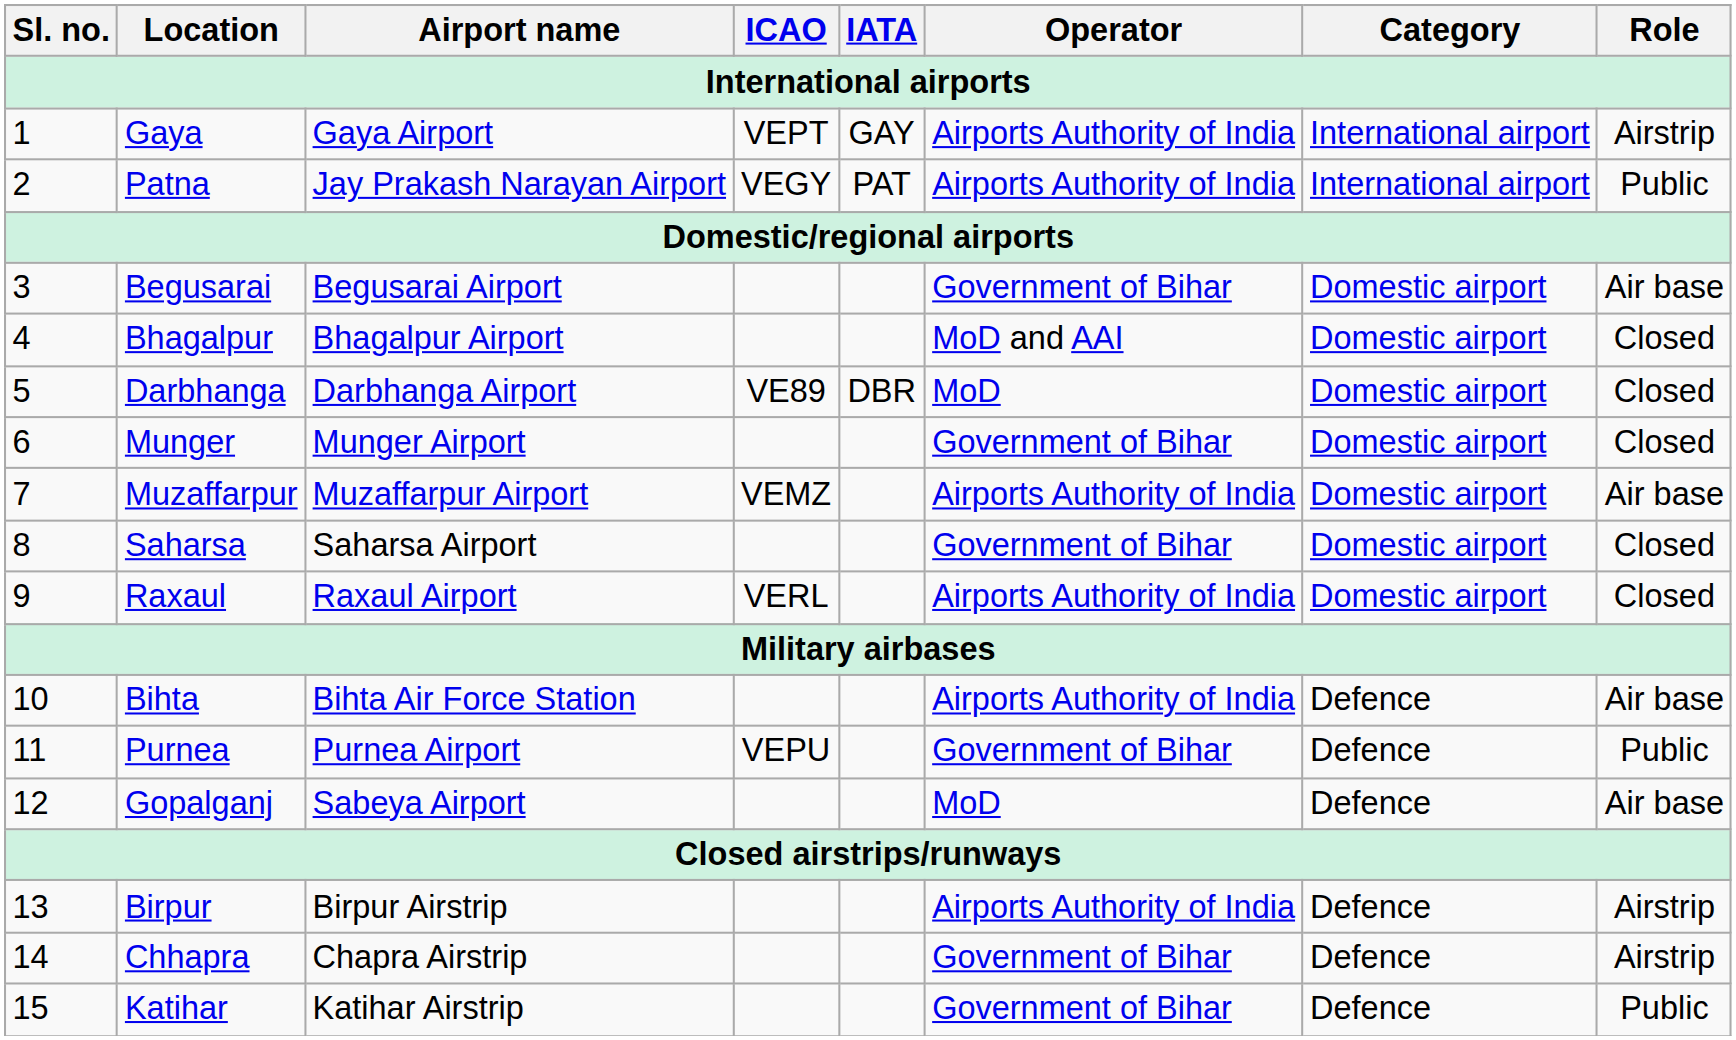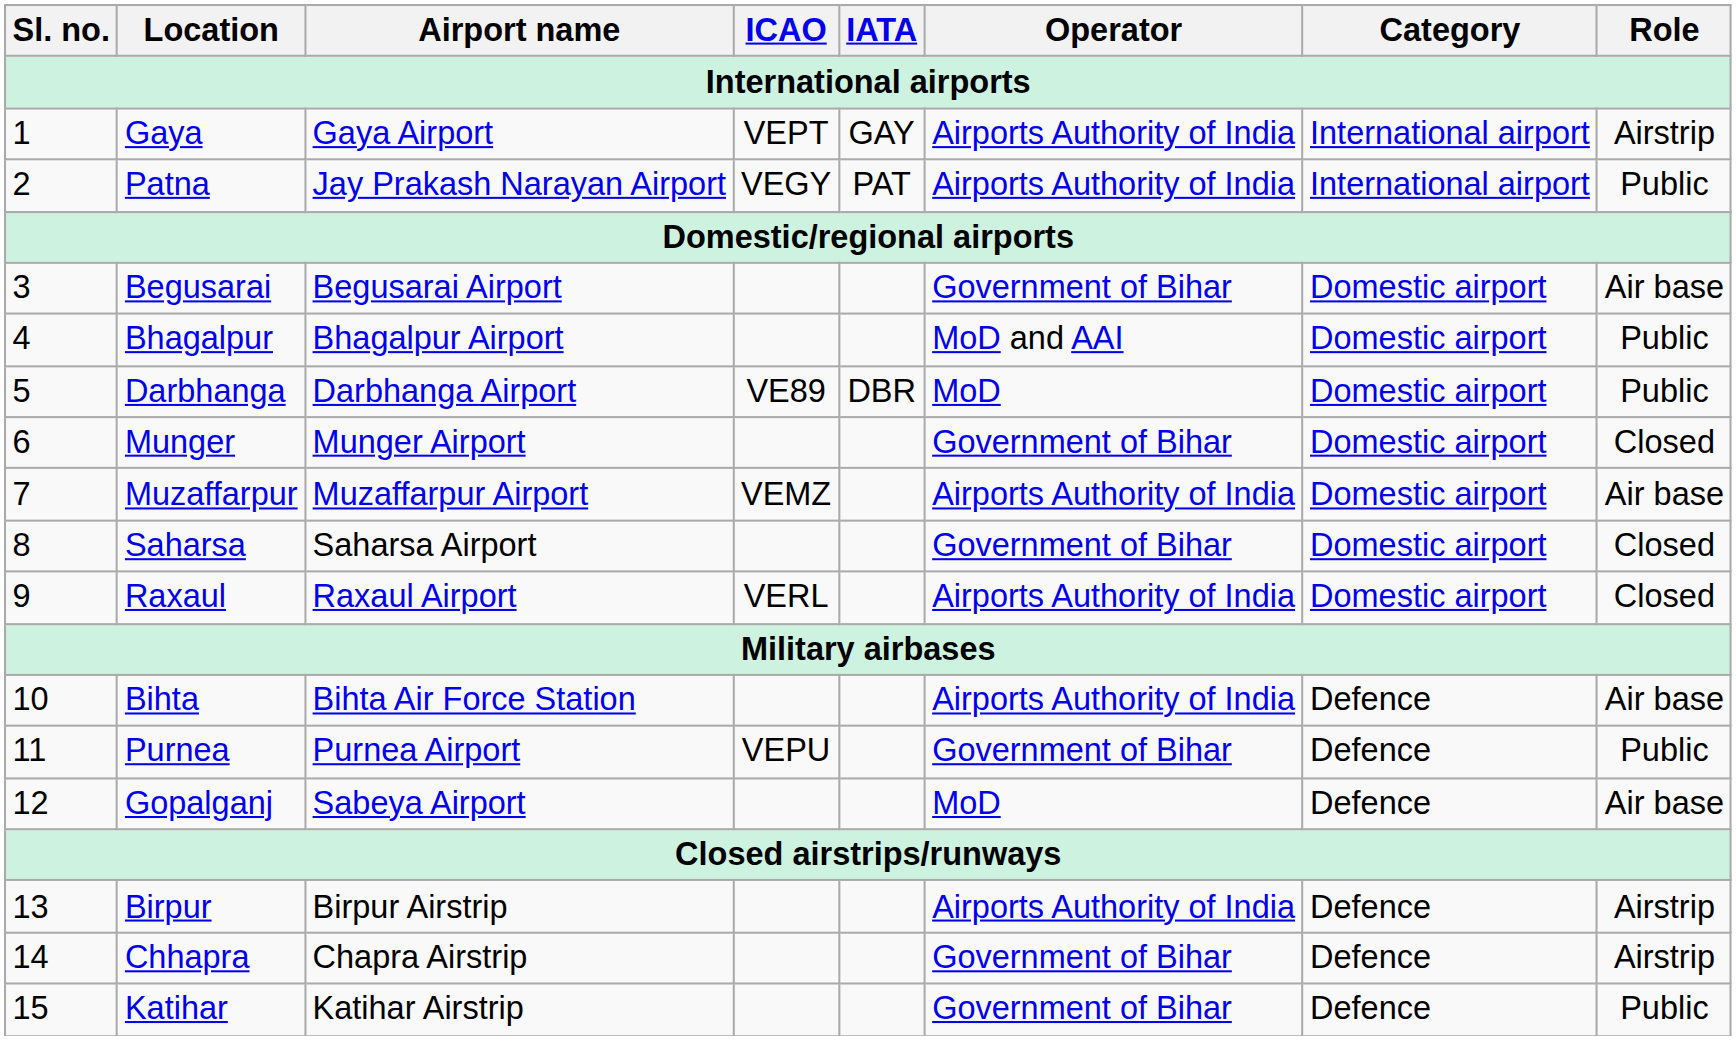(1664, 339) Closed -> (1664, 339) Public
(1664, 390) Closed -> (1664, 390) Public
